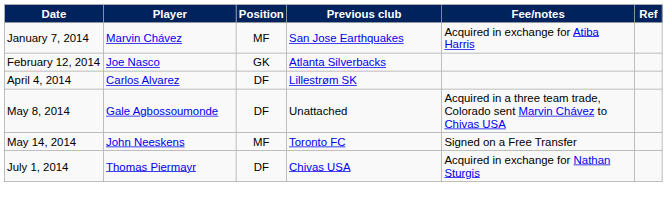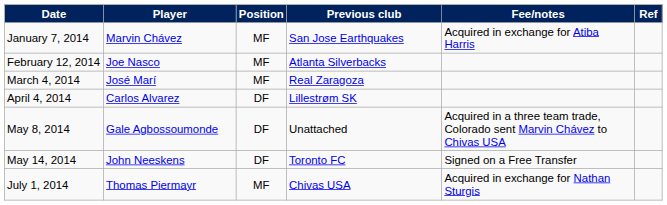(261, 62) GK -> (261, 62) MF
+ row: (43, 80)
(261, 142) MF -> (261, 160) DF
(261, 166) DF -> (261, 185) MF
